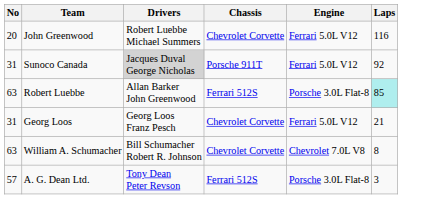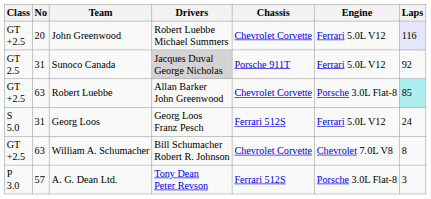+ column: (18, 13)
(381, 35) no background -> (409, 35) lavender background
(232, 93) Ferrari 512S -> (273, 93) Chevrolet Corvette
(245, 122) Chevrolet Corvette -> (260, 122) Ferrari 512S
(379, 122) 21 -> (407, 122) 24
